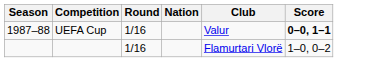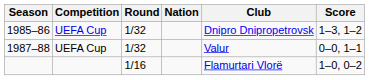+ row: (28, 30)
(135, 30) 1/16 -> (135, 48) 1/32
(309, 30) bold -> (340, 48) normal
